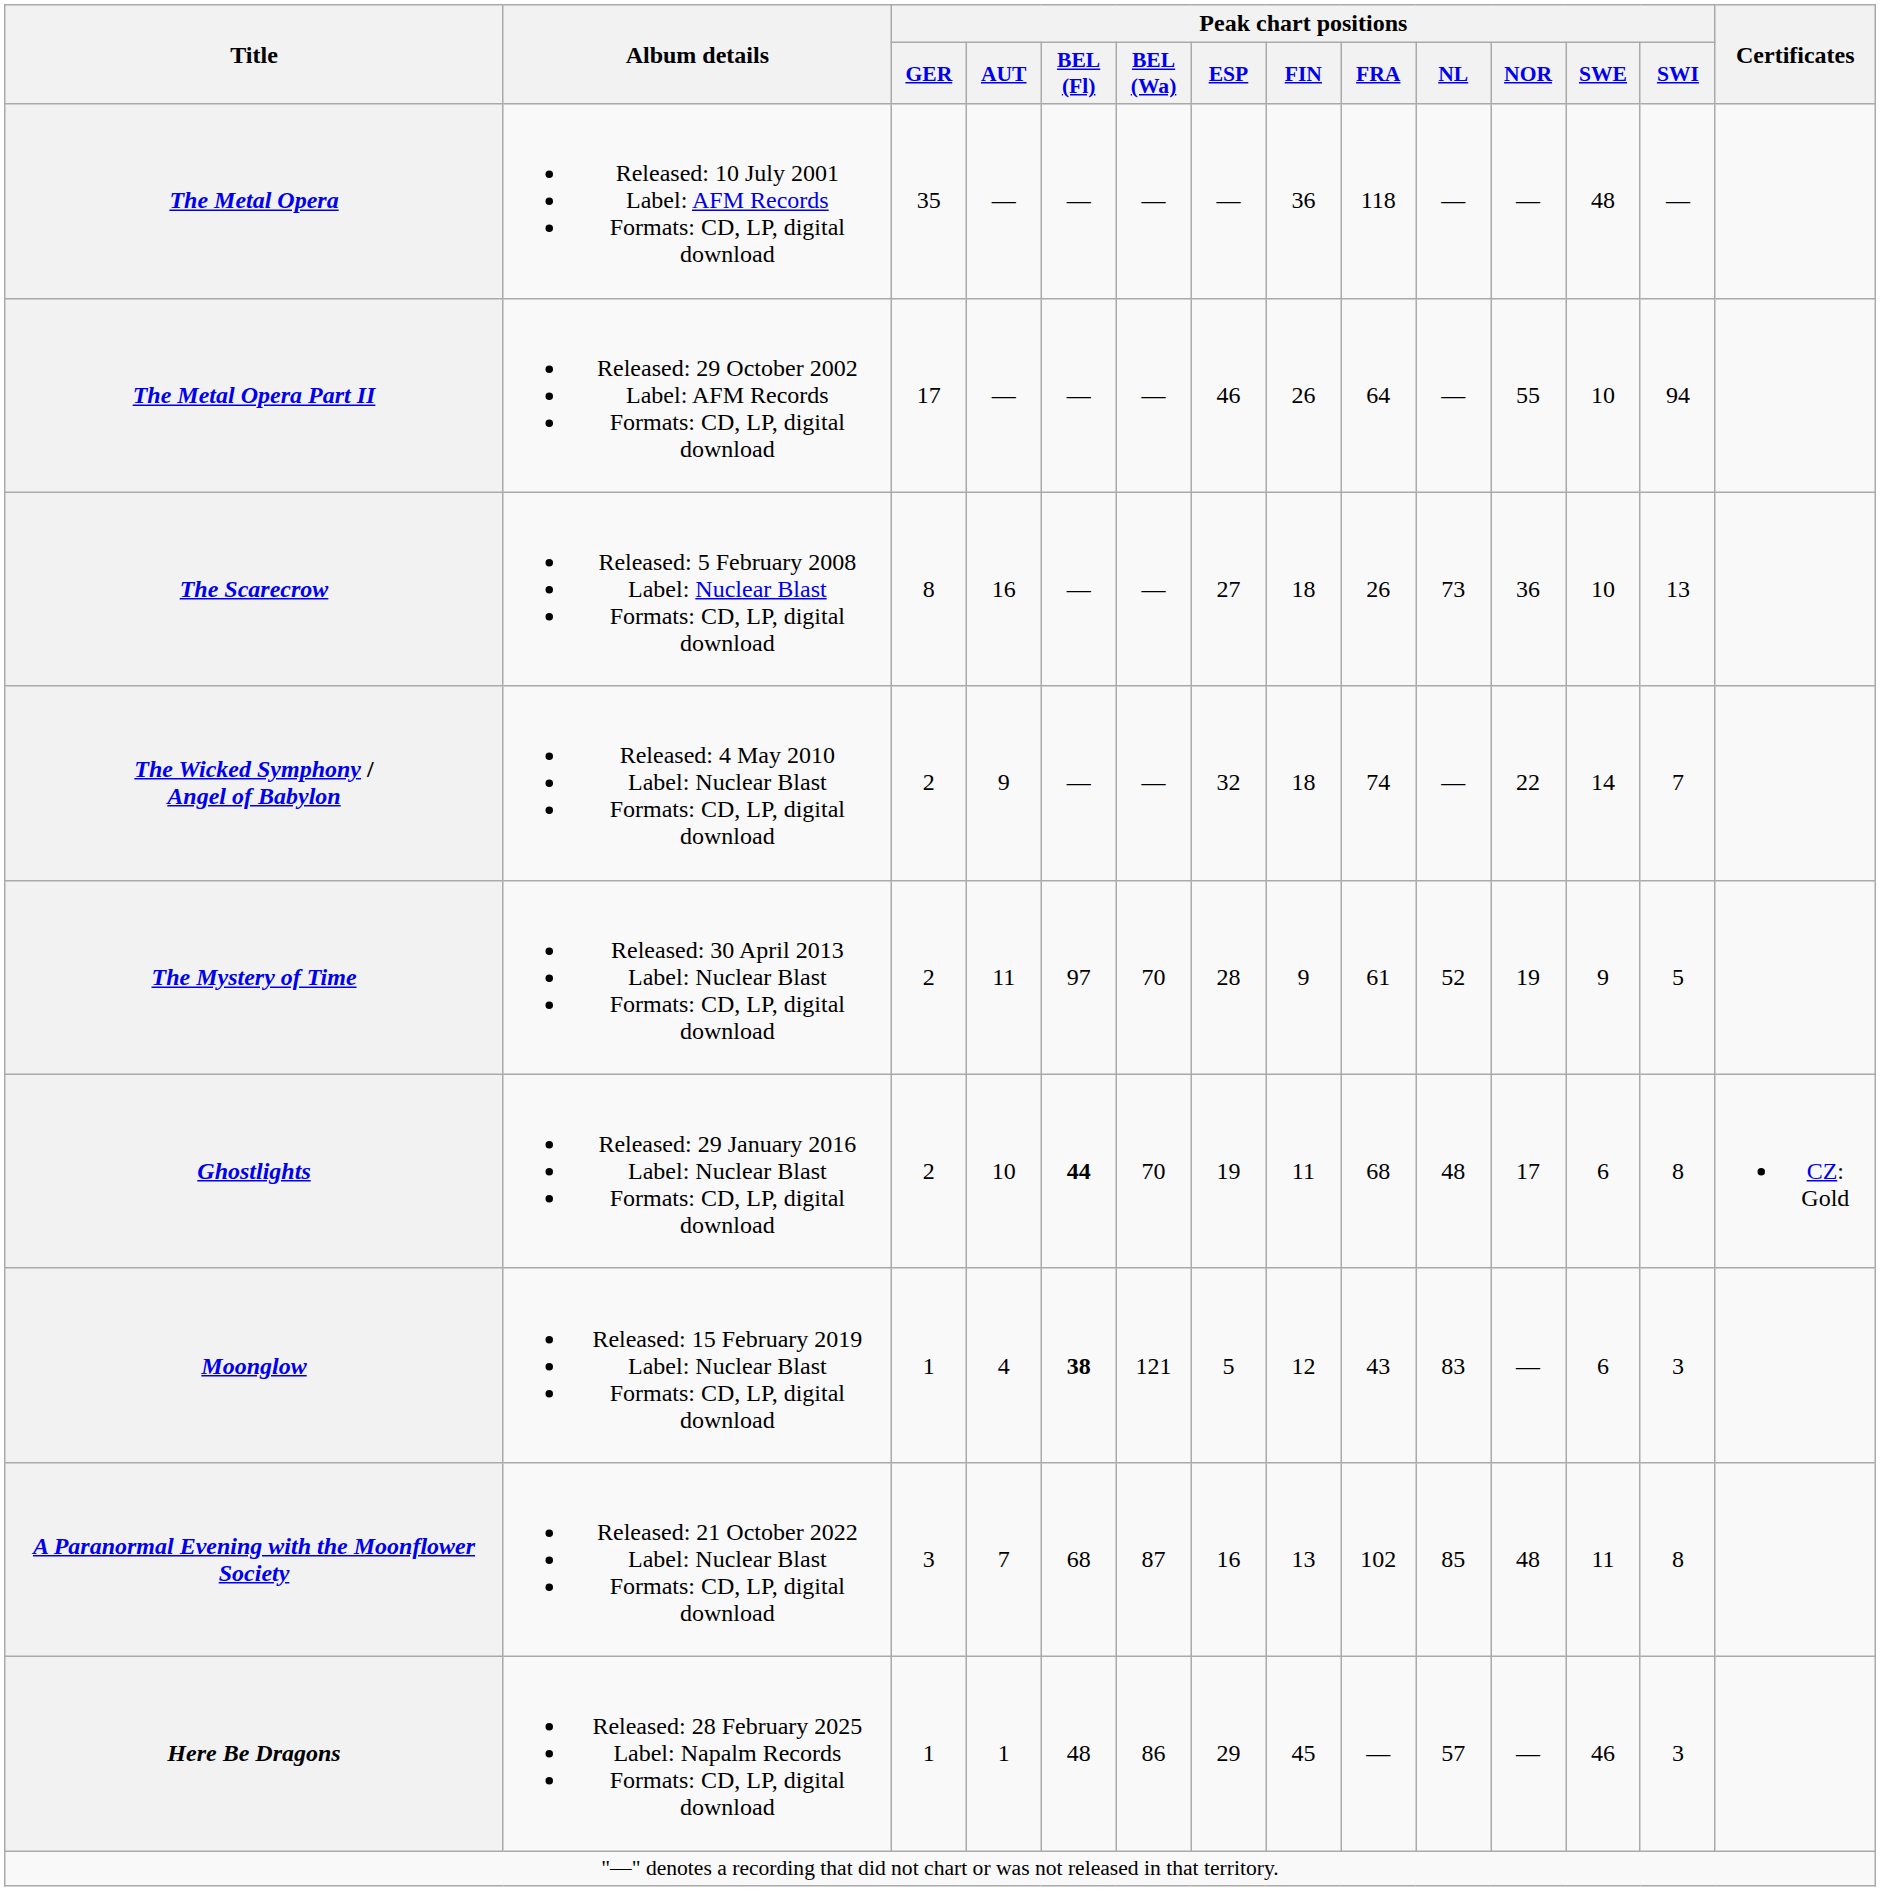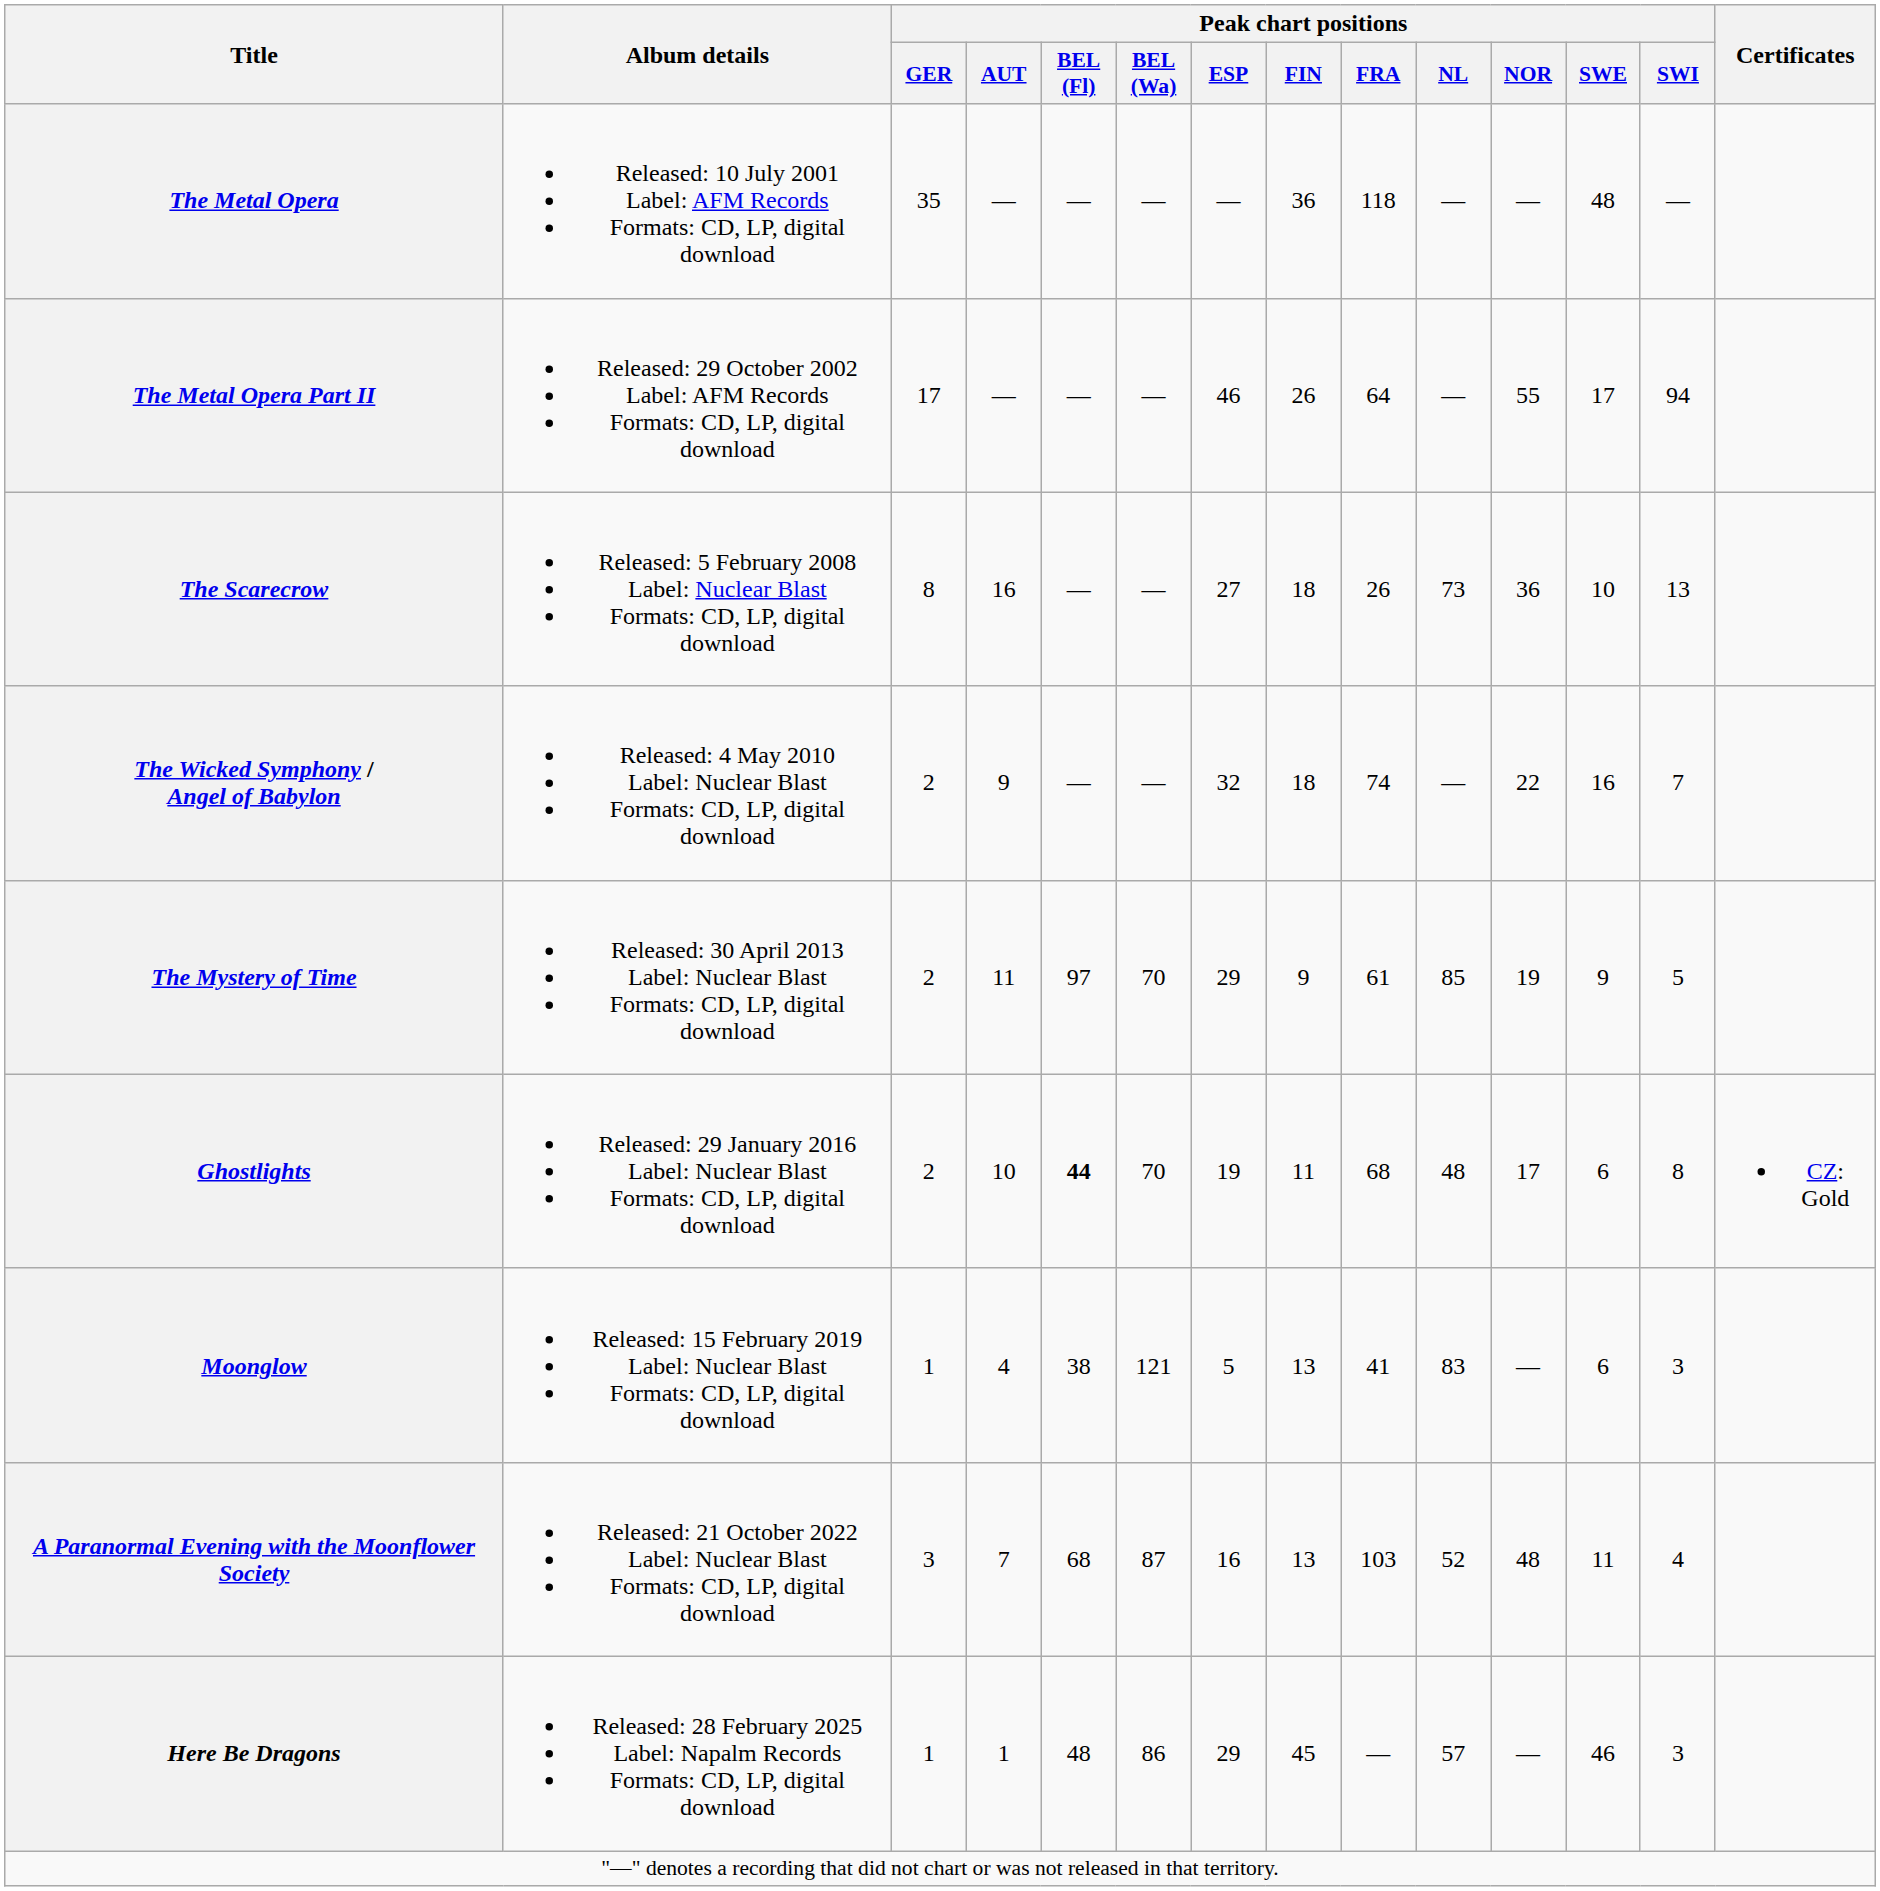(1603, 394) 10 -> (1603, 394) 17
(1603, 782) 14 -> (1603, 782) 16
(1228, 976) 28 -> (1228, 976) 29
(1453, 976) 52 -> (1453, 976) 85
(1079, 1365) bold -> (1079, 1365) normal
(1303, 1365) 12 -> (1303, 1365) 13
(1378, 1365) 43 -> (1378, 1365) 41
(1378, 1559) 102 -> (1378, 1559) 103
(1453, 1559) 85 -> (1453, 1559) 52
(1678, 1559) 8 -> (1678, 1559) 4
